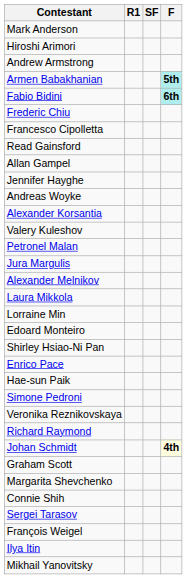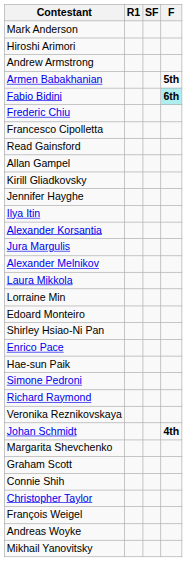(171, 79) paleturquoise background -> (171, 79) no background
+ row: (47, 180)
rows swapped: (23, 548) <-> (44, 197)
- row: (45, 230)
- row: (42, 247)
rows swapped: (49, 431) <-> (64, 414)
(171, 448) lightyellow background -> (171, 431) no background
rows swapped: (39, 465) <-> (60, 481)
- row: (42, 515)
+ row: (50, 498)
